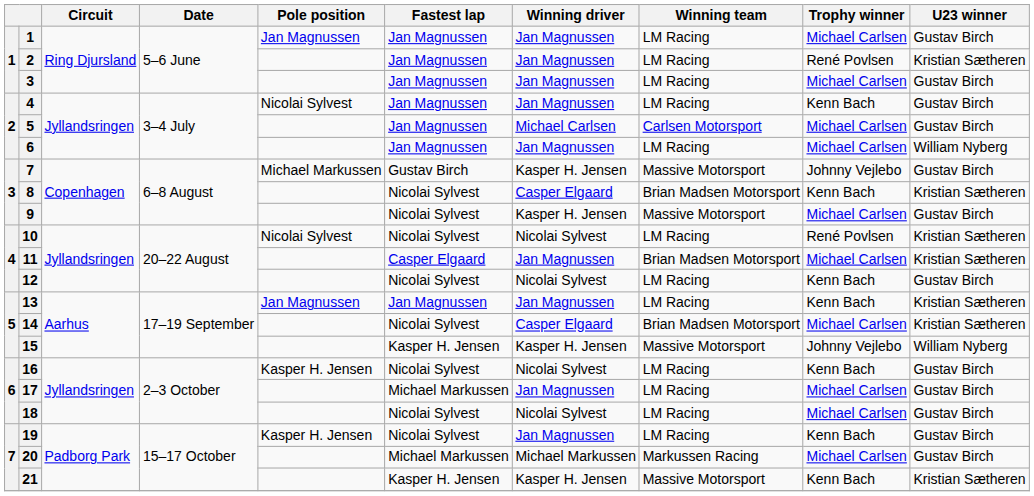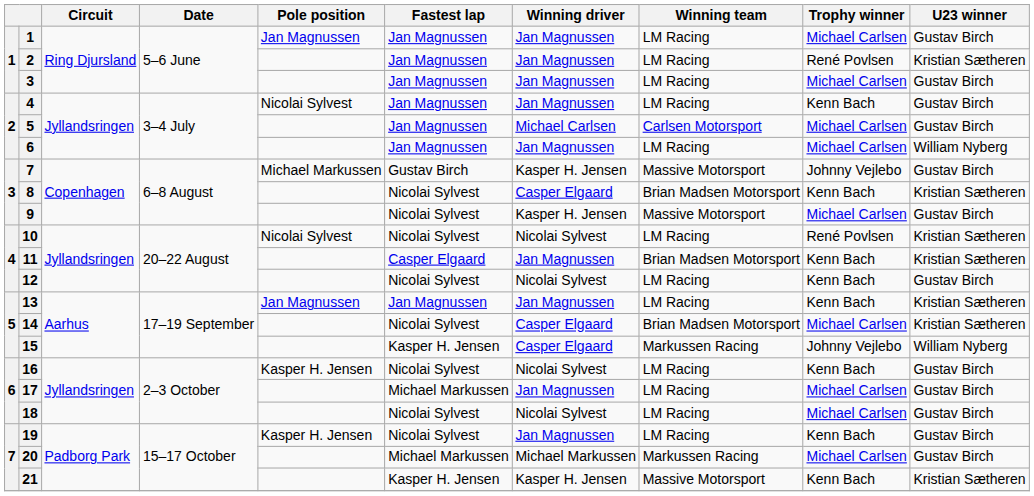(857, 258) Michael Carlsen -> (841, 258) Kenn Bach
(571, 346) Kasper H. Jensen -> (564, 346) Casper Elgaard
(704, 346) Massive Motorsport -> (701, 346) Markussen Racing
